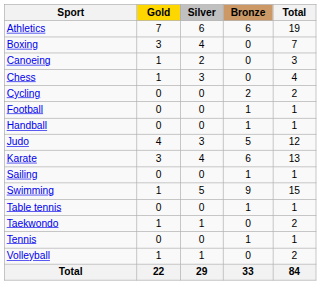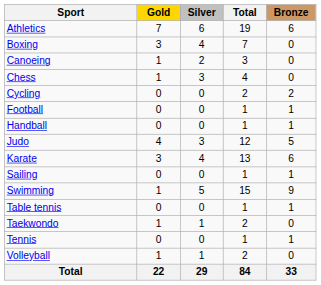columns swapped: (248, 12) <-> (294, 12)
